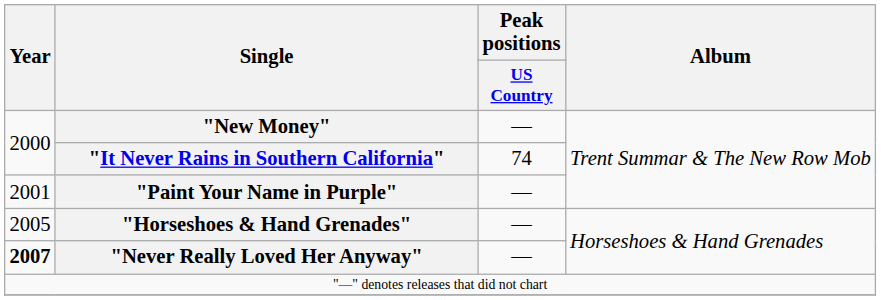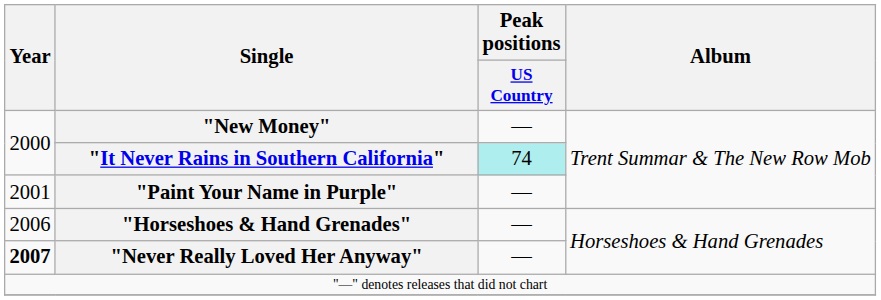(522, 158) no background -> (522, 158) paleturquoise background
(30, 224) 2005 -> (30, 224) 2006
